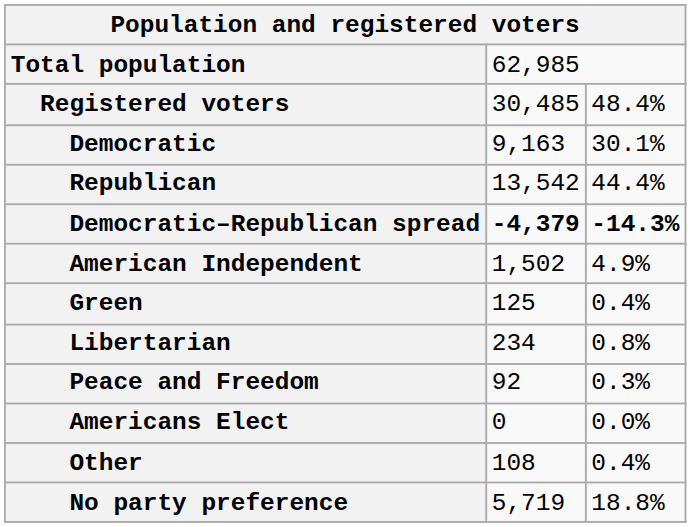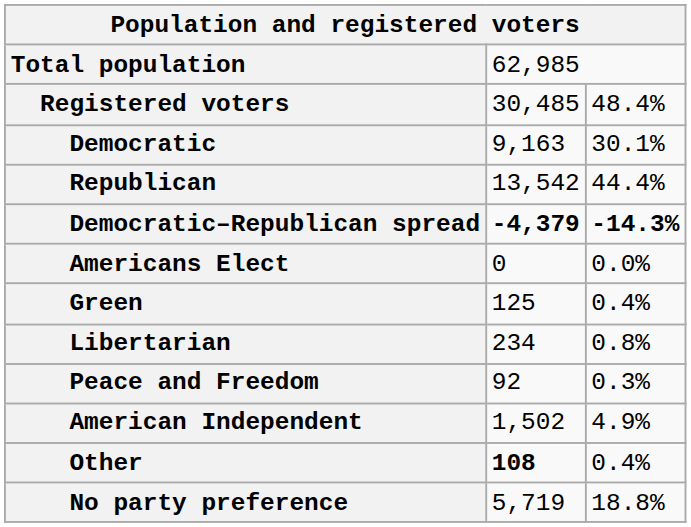rows swapped: (187, 264) <-> (150, 423)
(514, 463) normal -> (514, 463) bold
